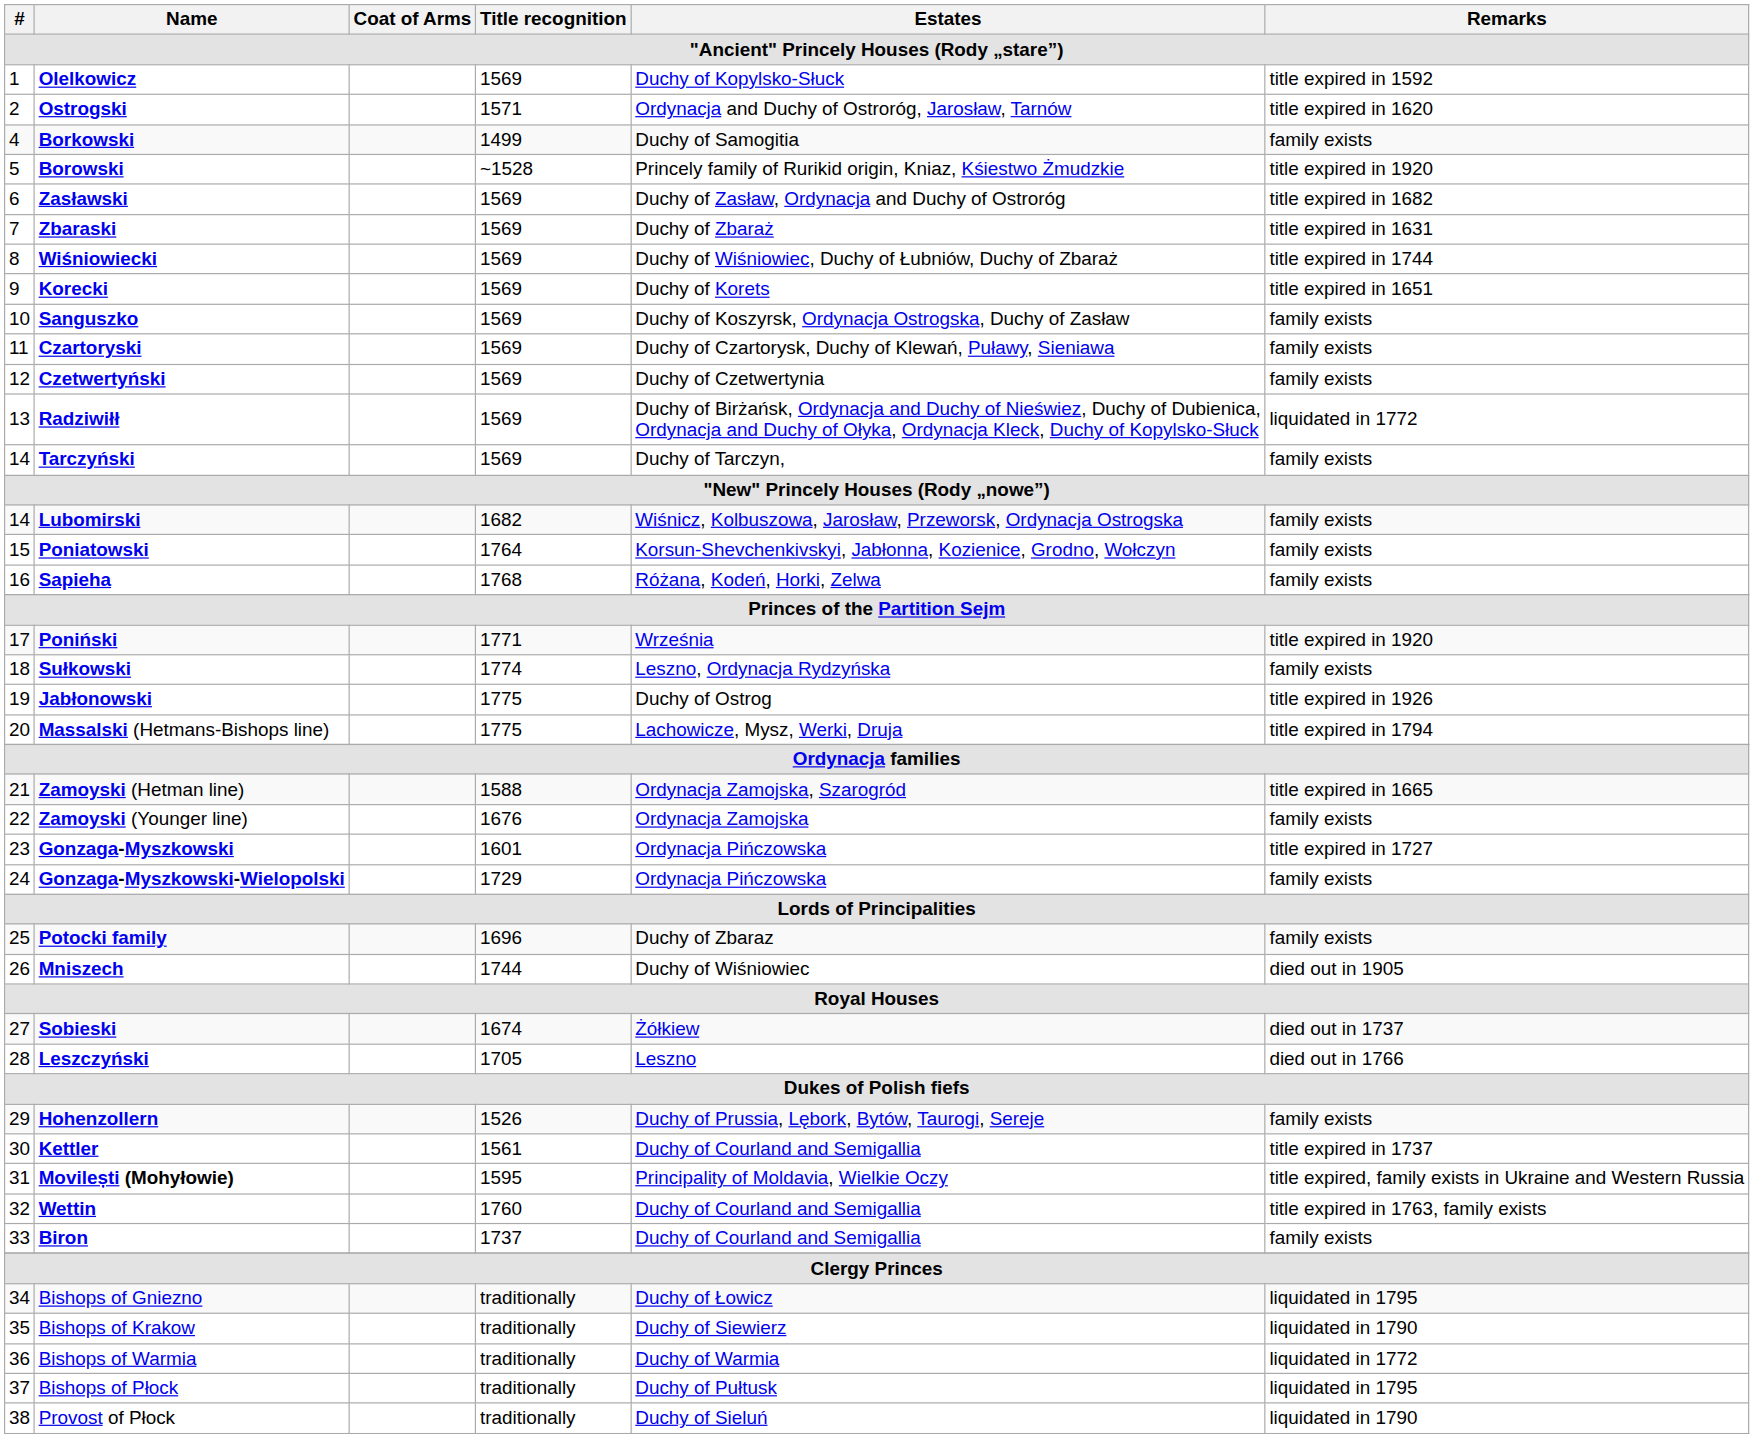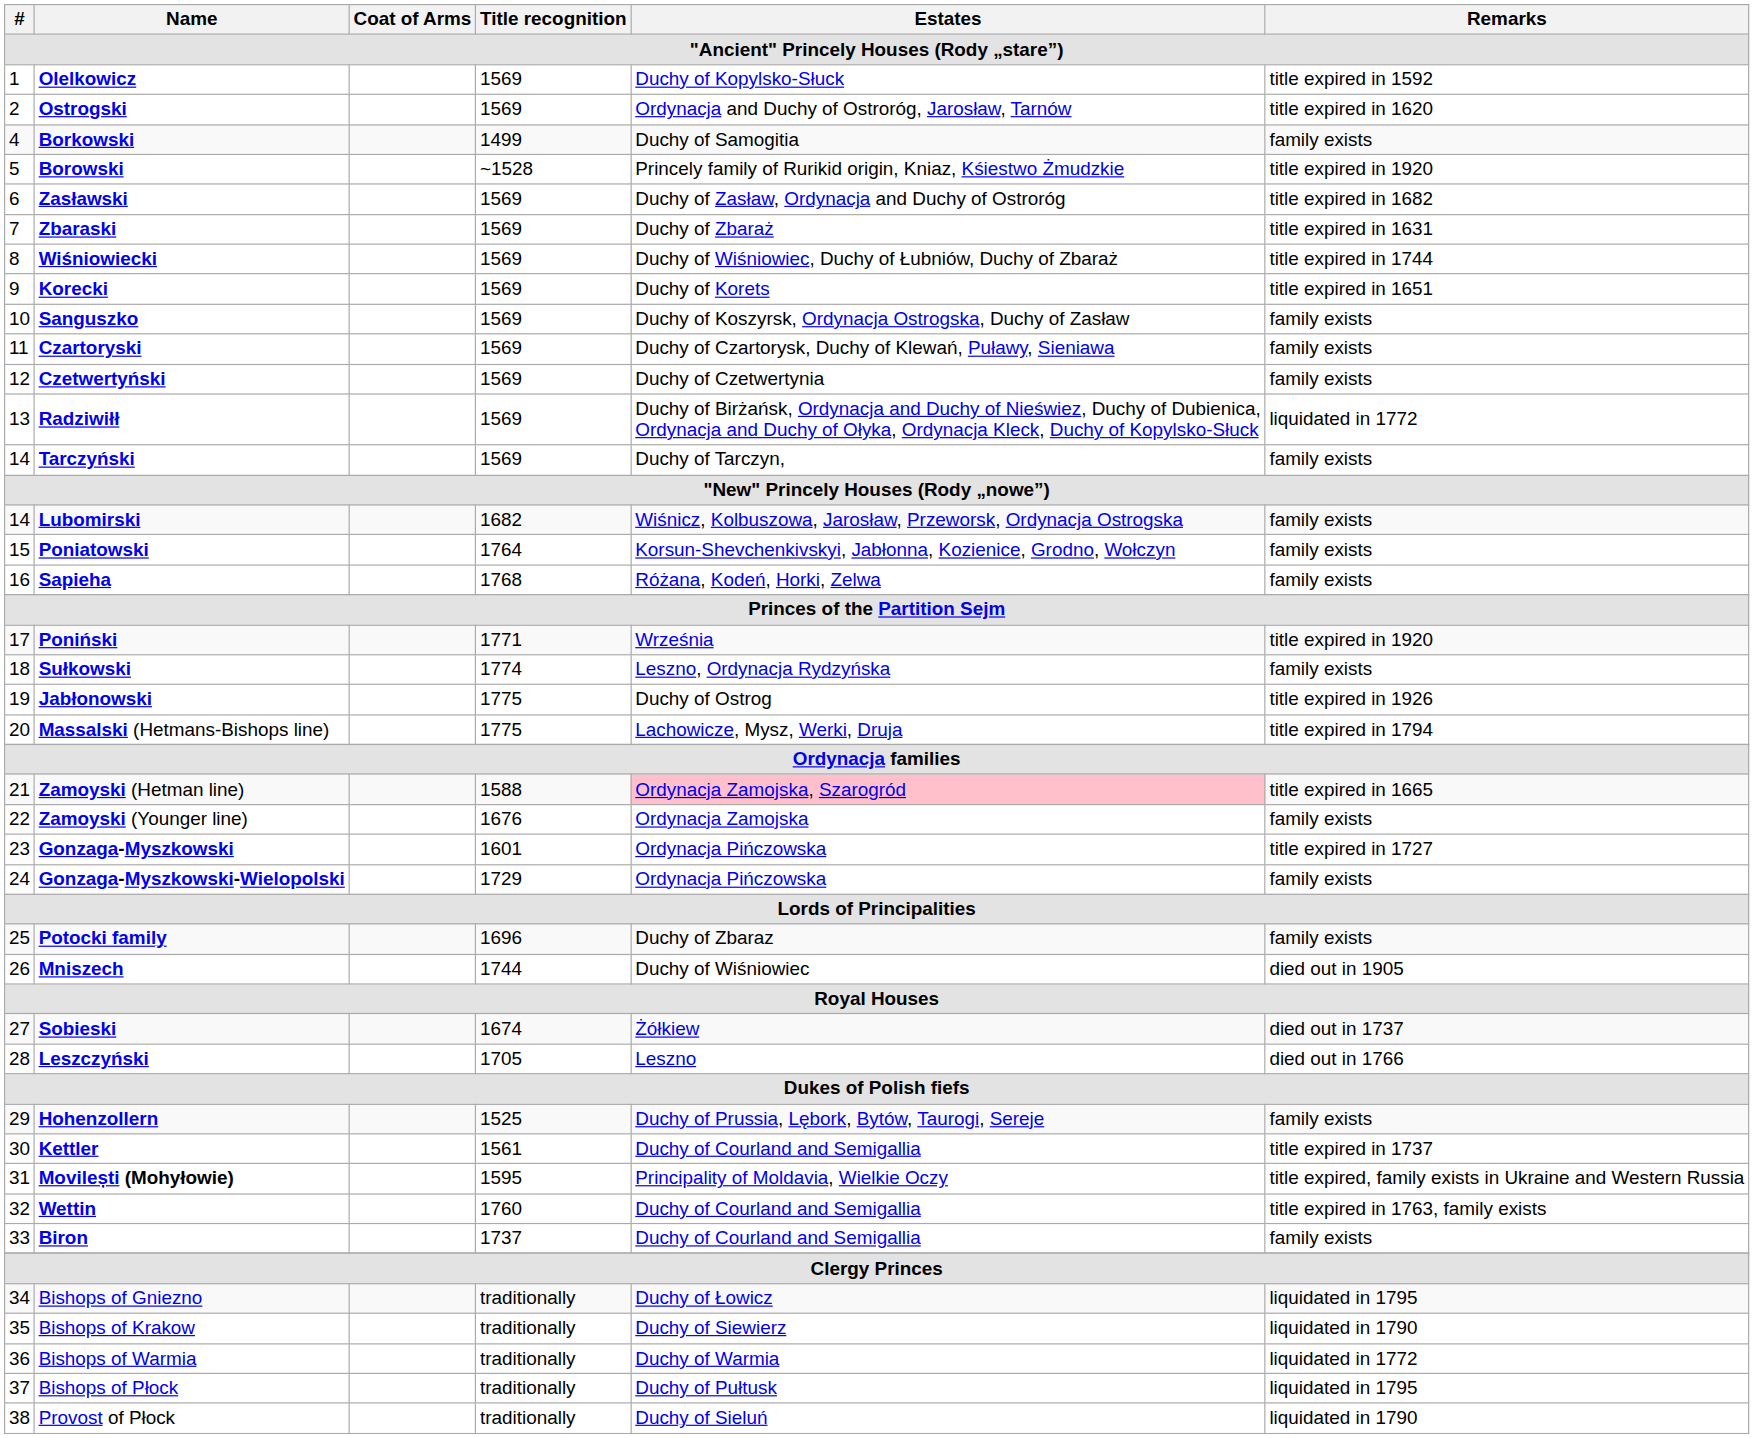(501, 109) 1571 -> (501, 109) 1569
(771, 789) no background -> (771, 789) pink background
(501, 1118) 1526 -> (501, 1118) 1525
